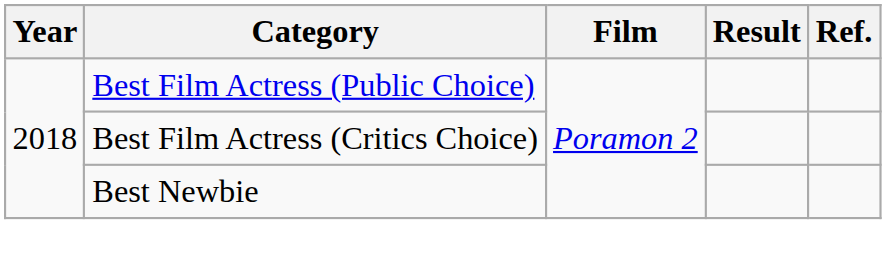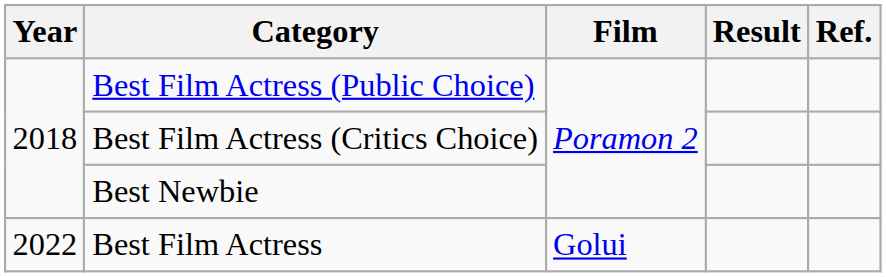+ row: (207, 244)
